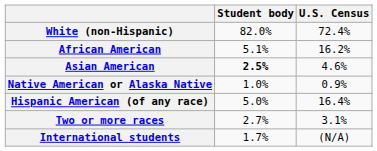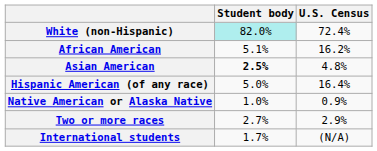(256, 32) no background -> (256, 32) paleturquoise background
(334, 67) 4.6% -> (334, 67) 4.8%
rows swapped: (110, 85) <-> (110, 102)
(334, 120) 3.1% -> (334, 120) 2.9%
